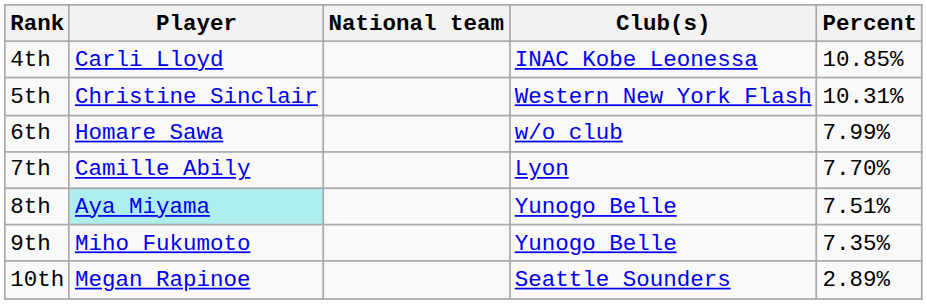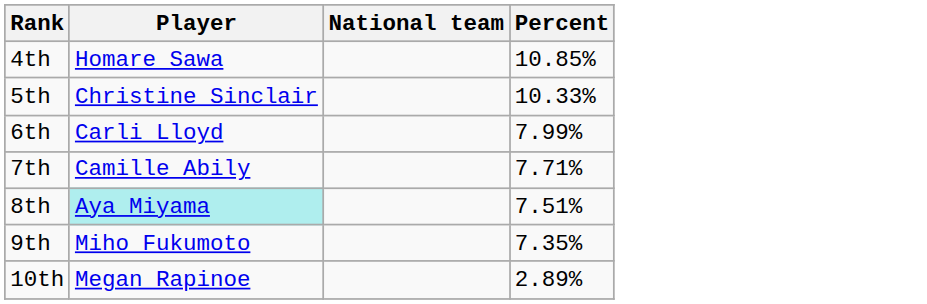- column: (663, 23)
(149, 60) Carli Lloyd -> (149, 60) Homare Sawa
(863, 97) 10.31% -> (555, 97) 10.33%
(149, 133) Homare Sawa -> (149, 133) Carli Lloyd
(856, 170) 7.70% -> (549, 170) 7.71%
